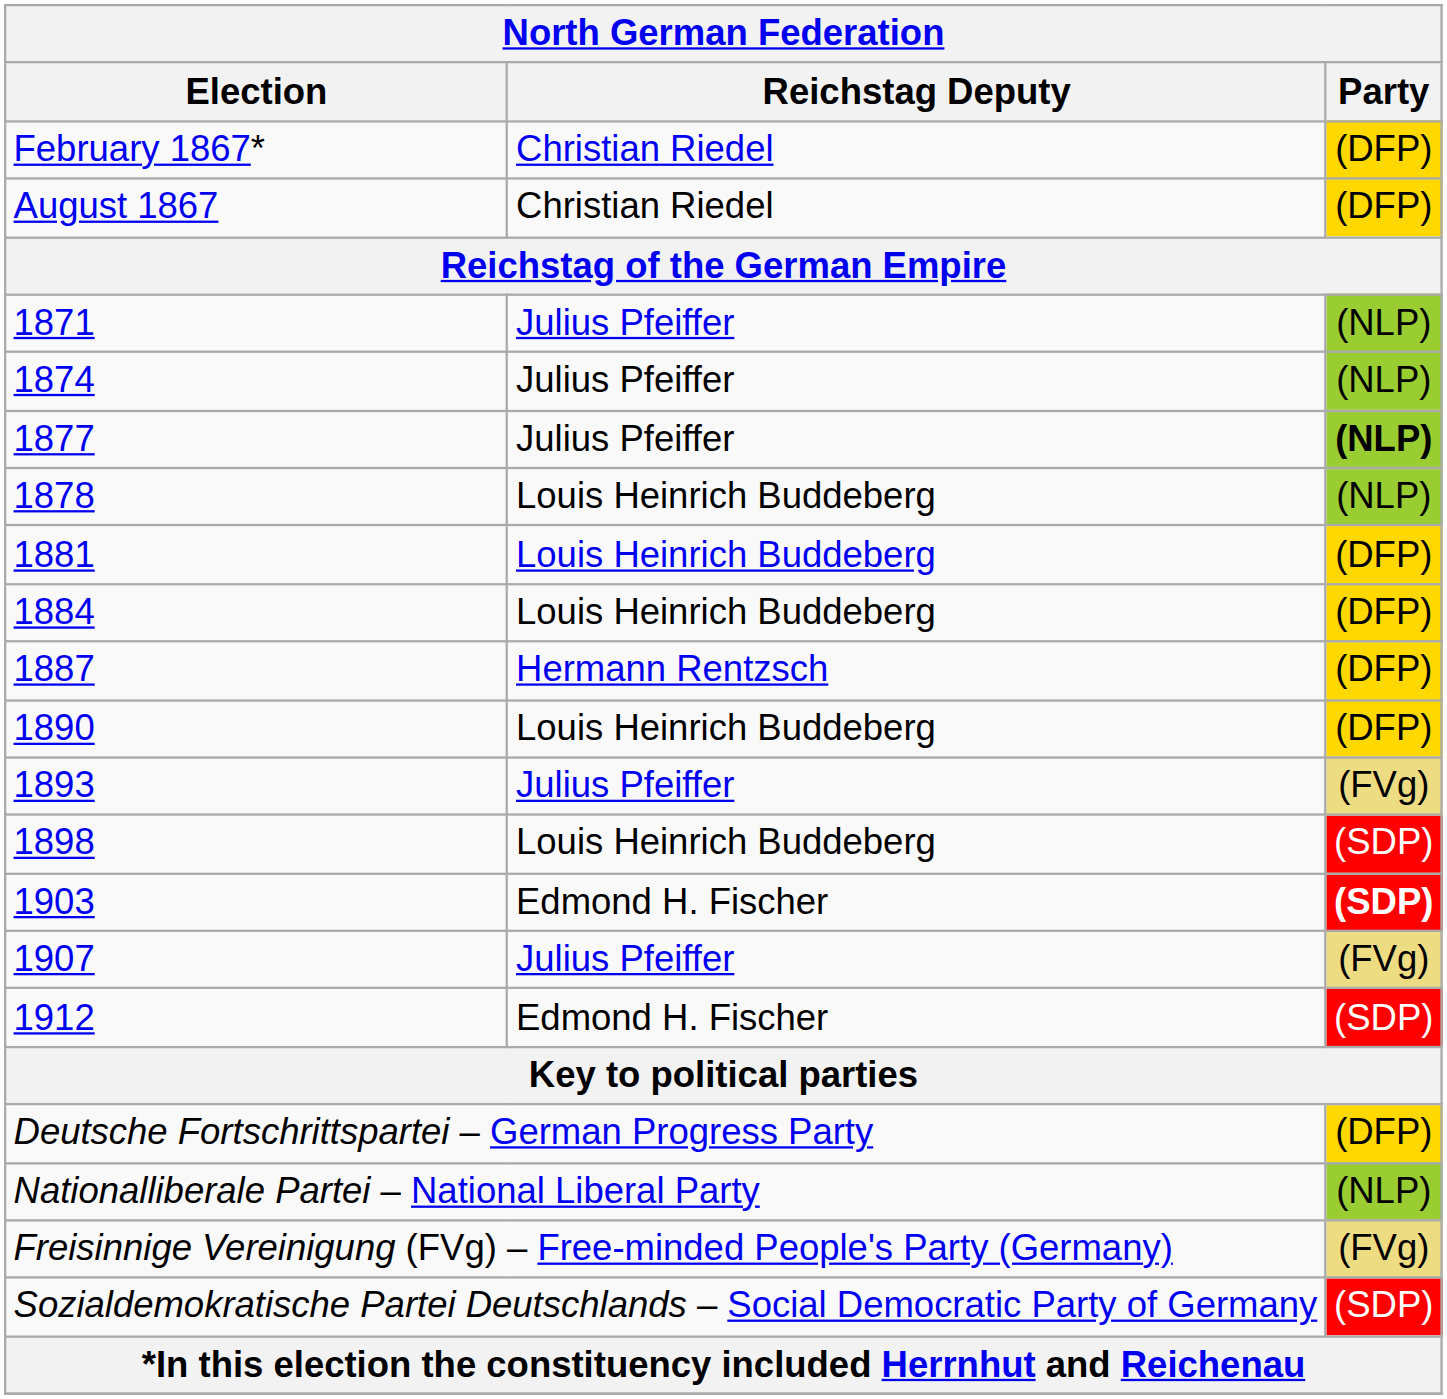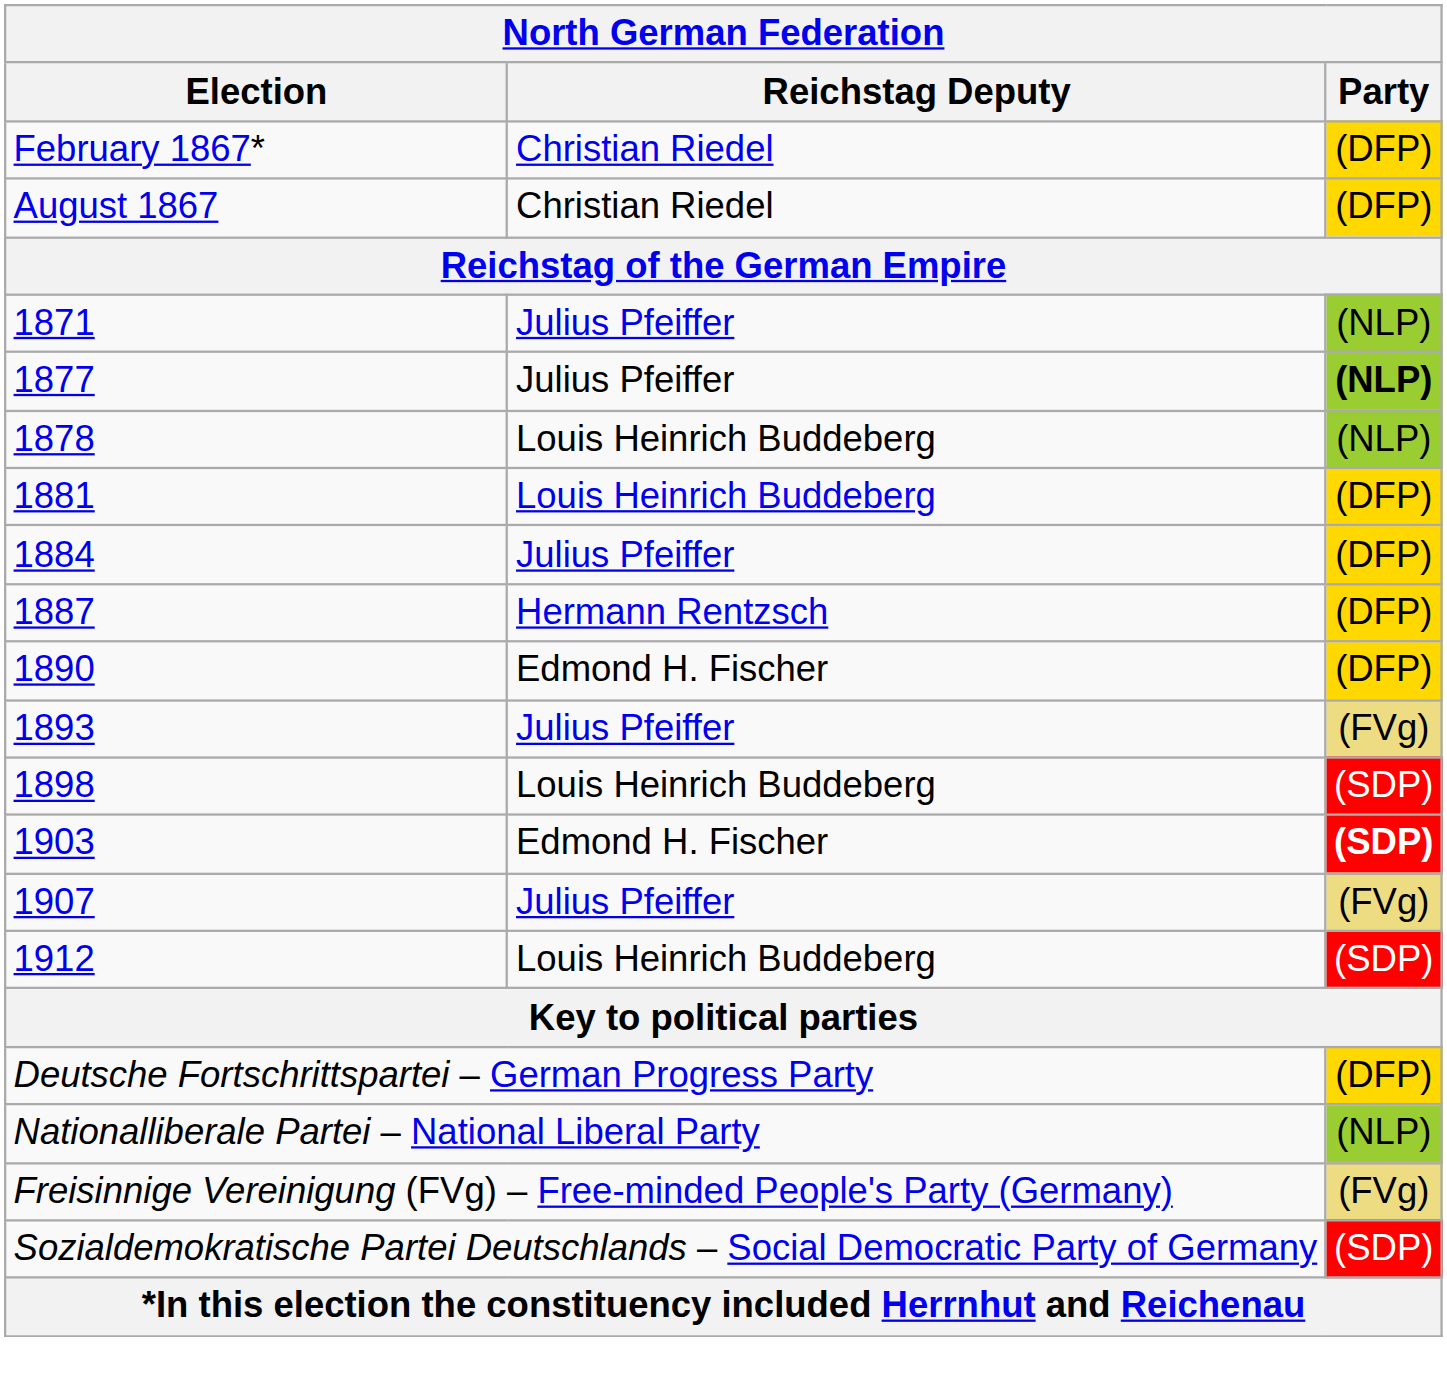- row: (54, 380)
(726, 611) Louis Heinrich Buddeberg -> (625, 554) Julius Pfeiffer
(726, 727) Louis Heinrich Buddeberg -> (672, 669) Edmond H. Fischer
(672, 1016) Edmond H. Fischer -> (726, 959) Louis Heinrich Buddeberg
